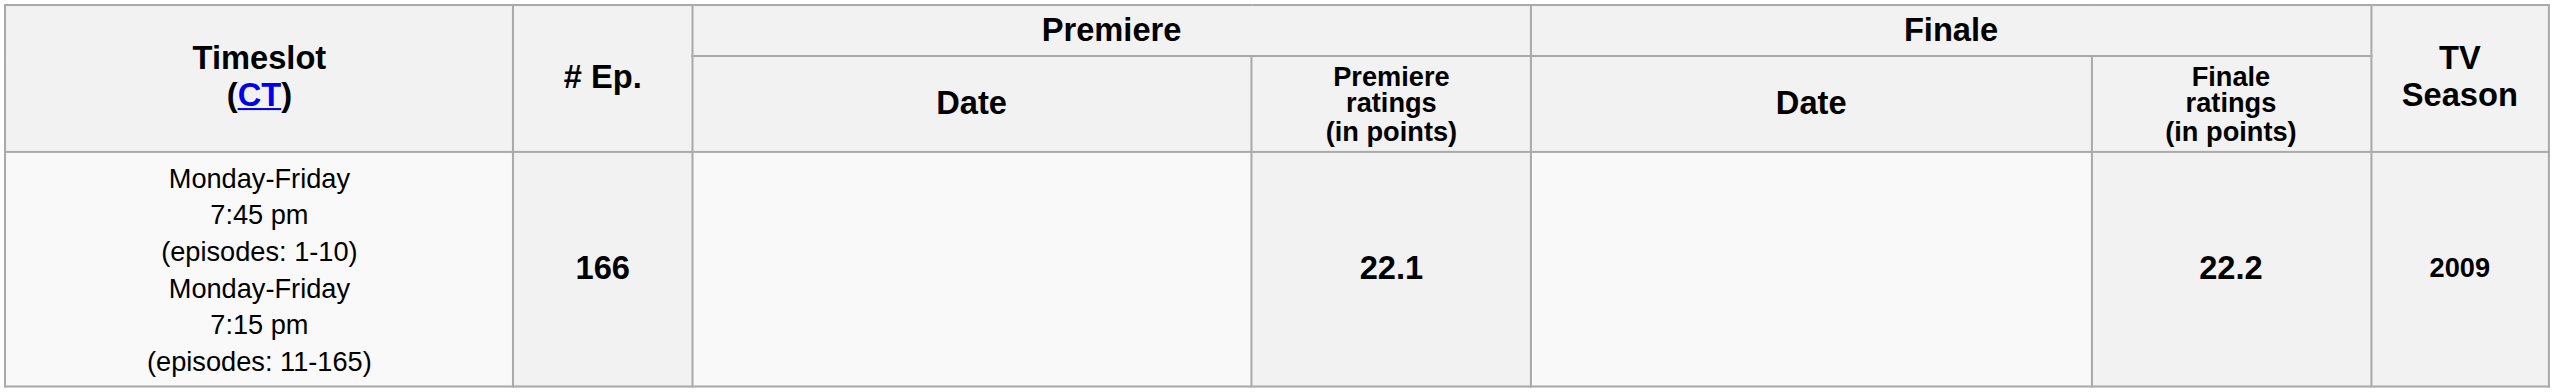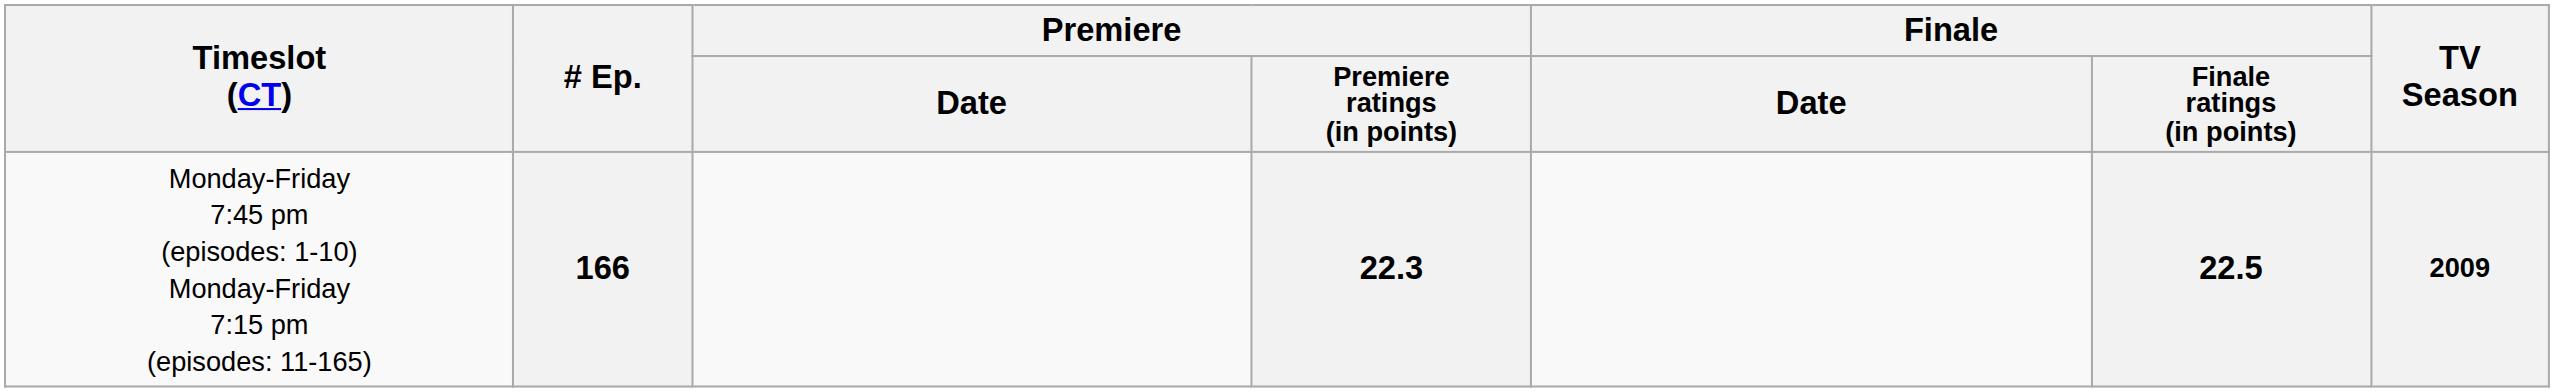(1391, 268) 22.1 -> (1391, 268) 22.3
(2231, 268) 22.2 -> (2231, 268) 22.5
